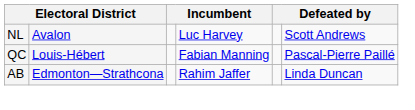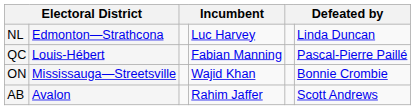(51, 34) Avalon -> (98, 34) Edmonton—Strathcona
(325, 34) Scott Andrews -> (336, 34) Linda Duncan
+ row: (17, 74)
(98, 74) Edmonton—Strathcona -> (51, 94) Avalon
(323, 74) Linda Duncan -> (337, 94) Scott Andrews
